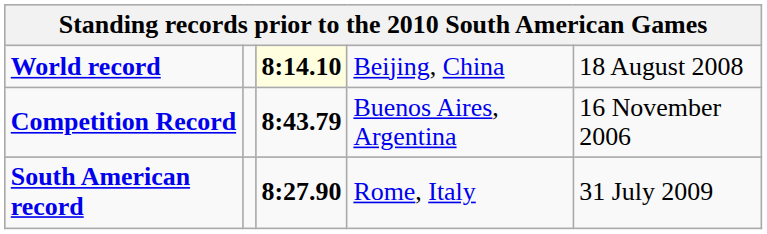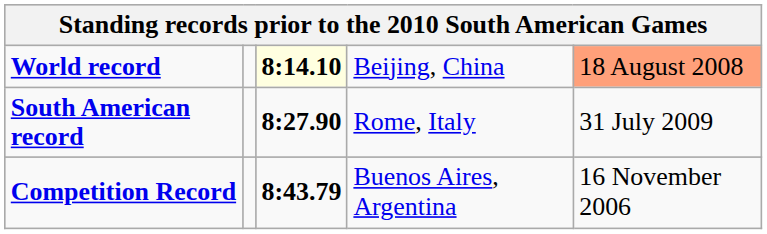(661, 66) no background -> (661, 66) lightsalmon background
rows swapped: (123, 121) <-> (100, 192)
